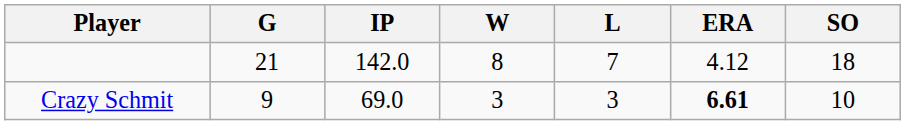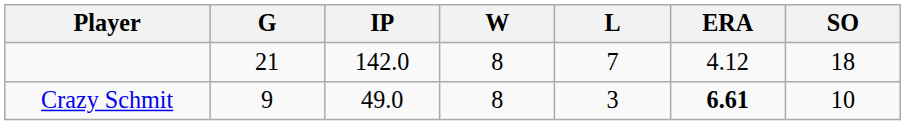(382, 100) 69.0 -> (382, 100) 49.0
(497, 100) 3 -> (497, 100) 8
